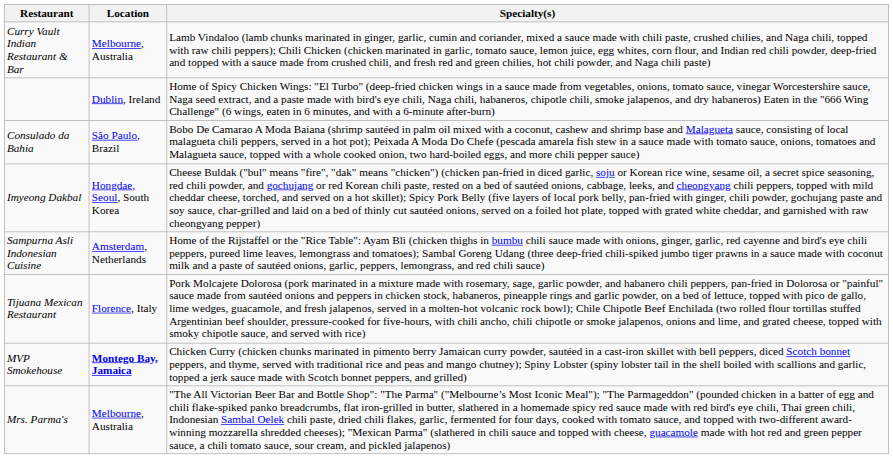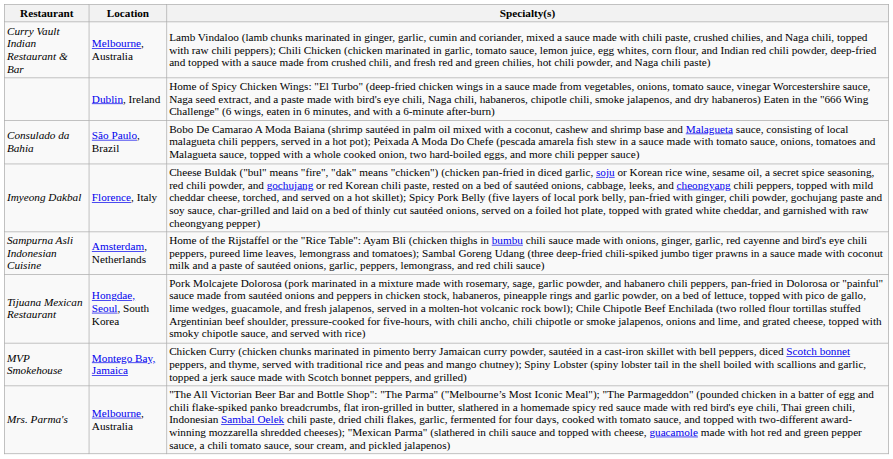(121, 197) Hongdae, Seoul, South Korea -> (125, 197) Florence, Italy
(125, 308) Florence, Italy -> (121, 308) Hongdae, Seoul, South Korea
(125, 364) bold -> (124, 364) normal
